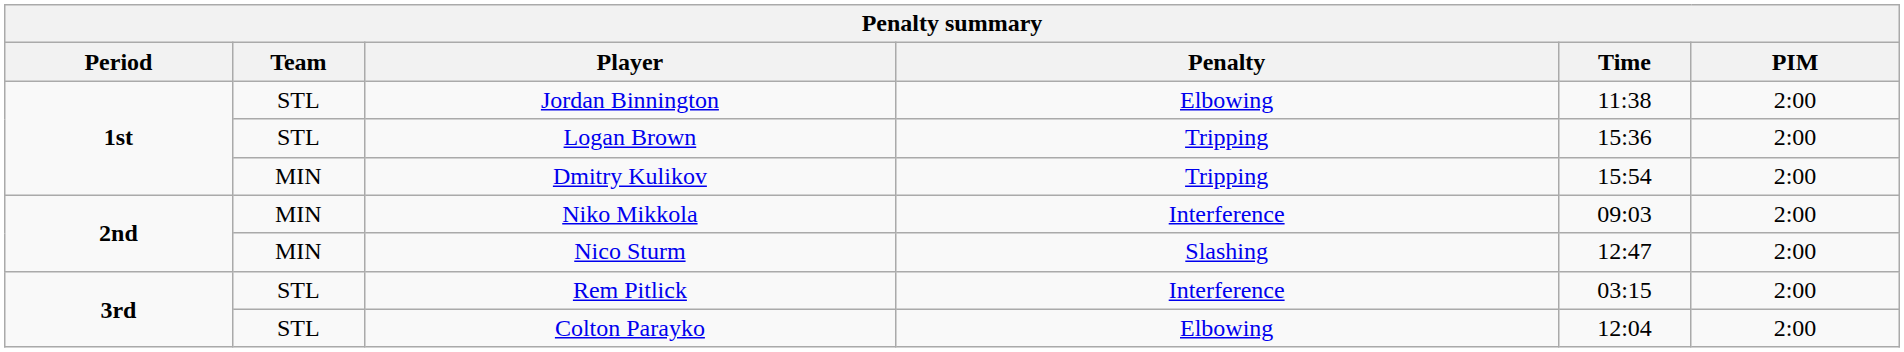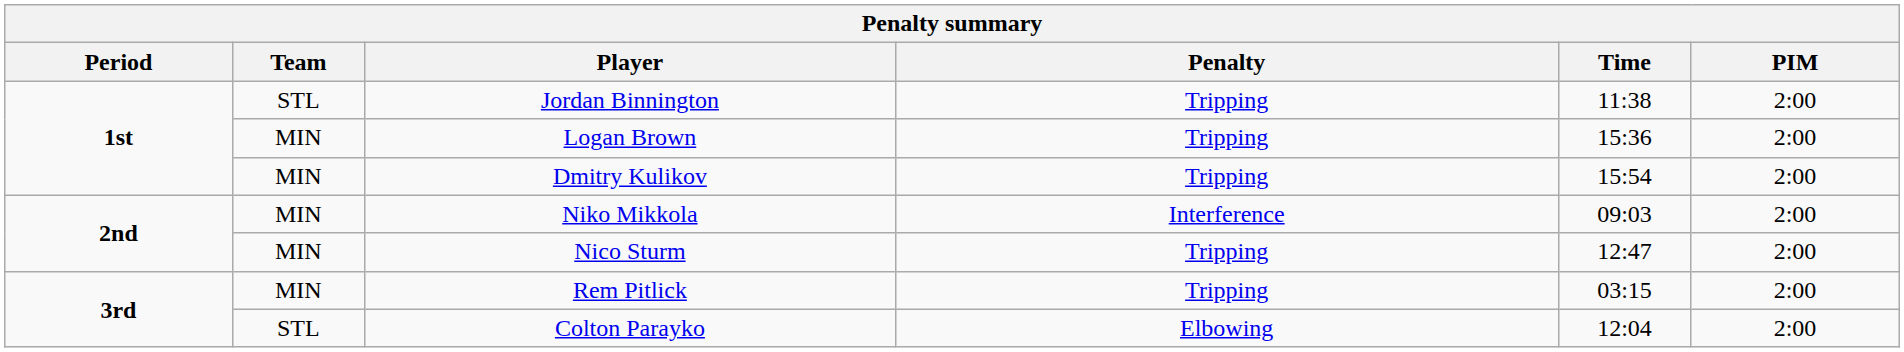(1227, 99) Elbowing -> (1227, 99) Tripping
(298, 137) STL -> (298, 137) MIN
(1227, 251) Slashing -> (1227, 251) Tripping
(298, 289) STL -> (298, 289) MIN
(1227, 289) Interference -> (1227, 289) Tripping
